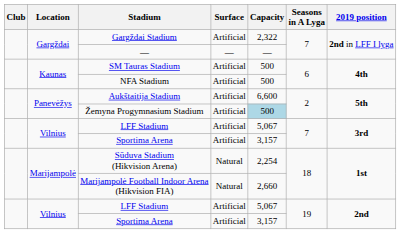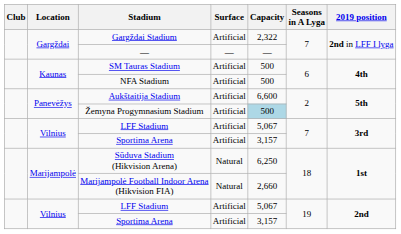(267, 160) 2,254 -> (267, 160) 6,250
